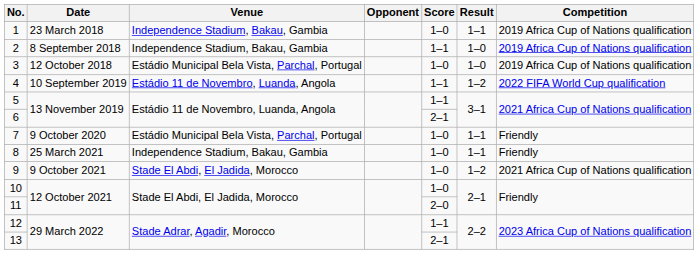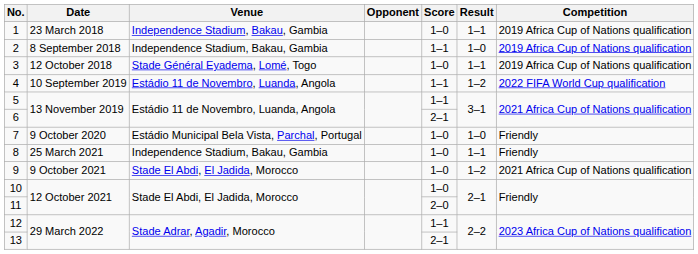(247, 65) Estádio Municipal Bela Vista, Parchal, Portugal -> (224, 65) Stade Général Eyadema, Lomé, Togo
(477, 65) 1–0 -> (477, 65) 1–1
(477, 135) 1–1 -> (477, 135) 1–0
